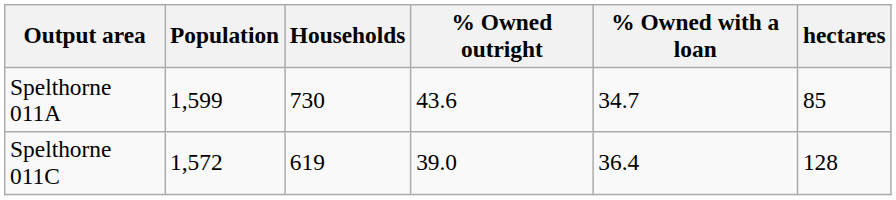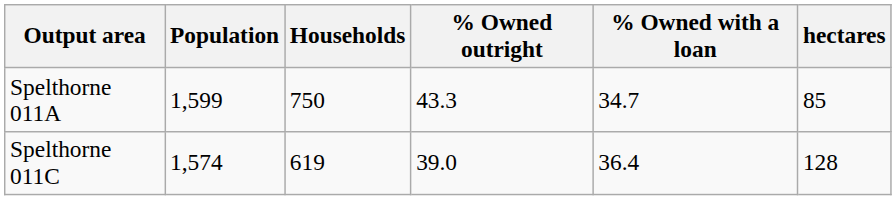(307, 99) 730 -> (307, 99) 750
(437, 99) 43.6 -> (437, 99) 43.3
(196, 162) 1,572 -> (196, 162) 1,574
